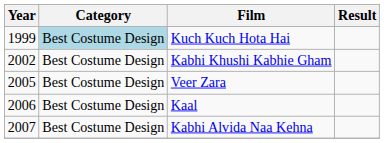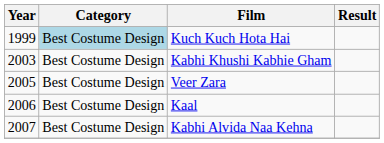(22, 60) 2002 -> (22, 60) 2003
